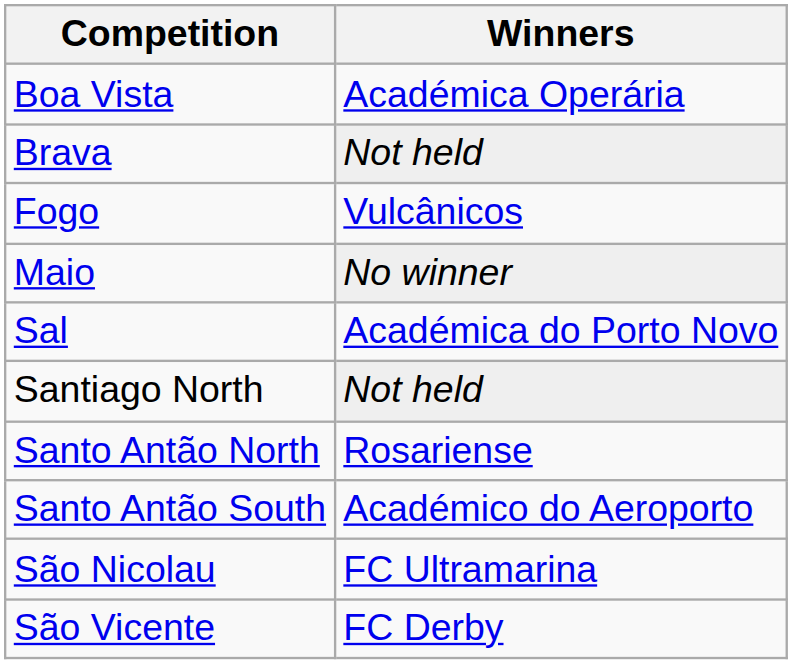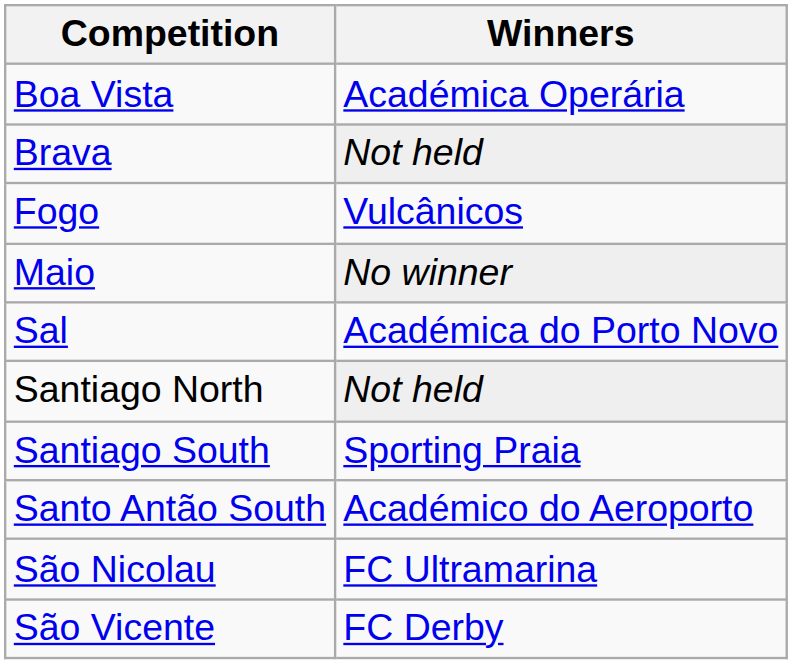+ row: (142, 449)
- row: (167, 449)
